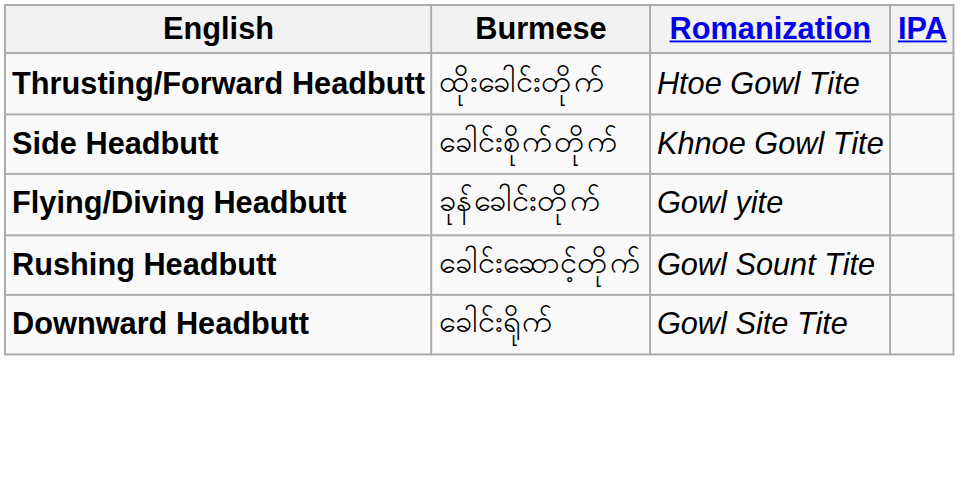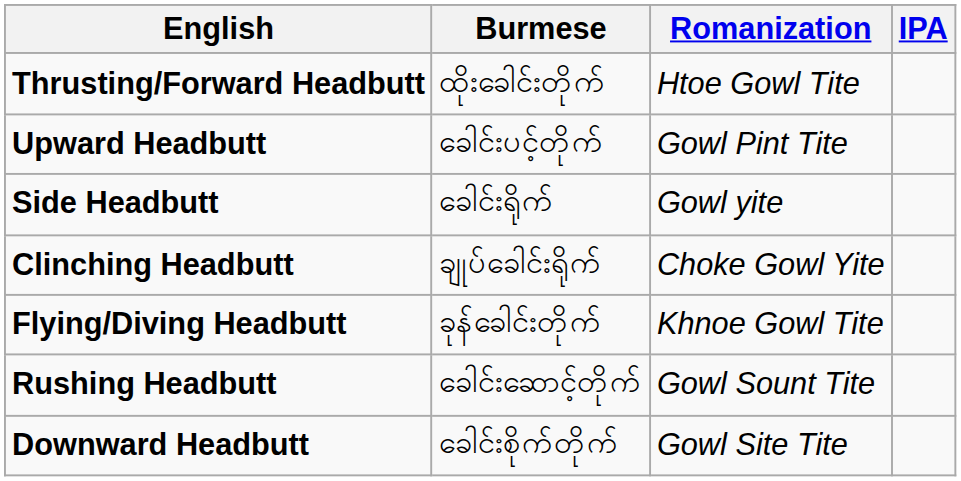+ row: (139, 143)
(529, 141) ခေါင်းစိုက်တိုက် -> (497, 201) ခေါင်းရိုက်
(770, 143) Khnoe Gowl Tite -> (720, 203) Gowl yite
+ row: (153, 264)
(720, 203) Gowl yite -> (770, 324) Khnoe Gowl Tite
(497, 322) ခေါင်းရိုက် -> (529, 442) ခေါင်းစိုက်တိုက်
